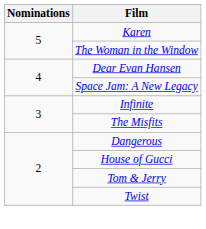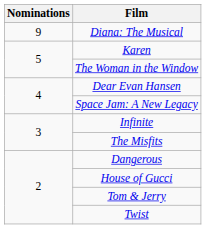+ row: (137, 31)
